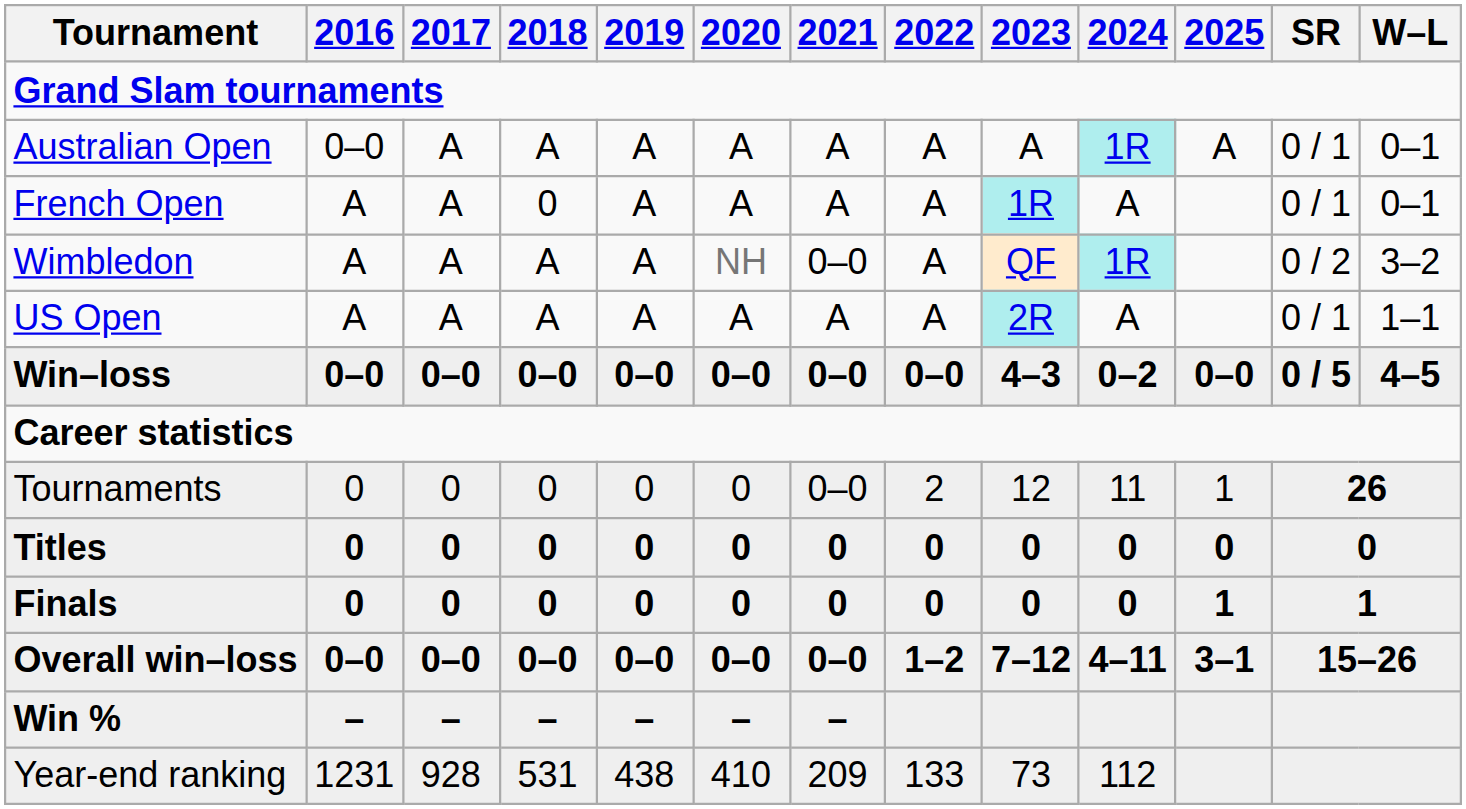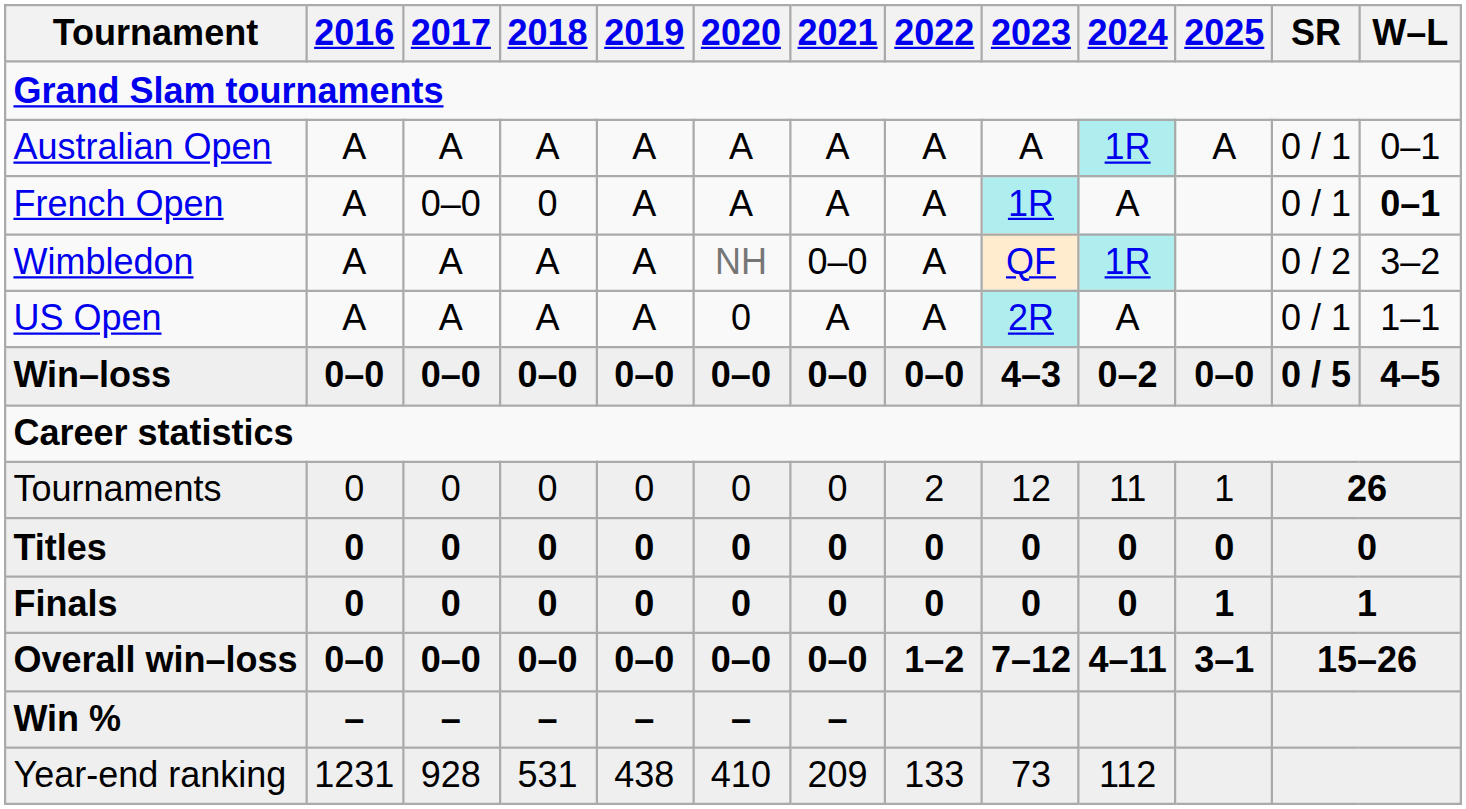(354, 147) 0–0 -> (354, 147) A
(451, 204) A -> (451, 204) 0–0
(1410, 204) normal -> (1410, 204) bold
(741, 318) A -> (741, 318) 0
(838, 489) 0–0 -> (838, 489) 0
